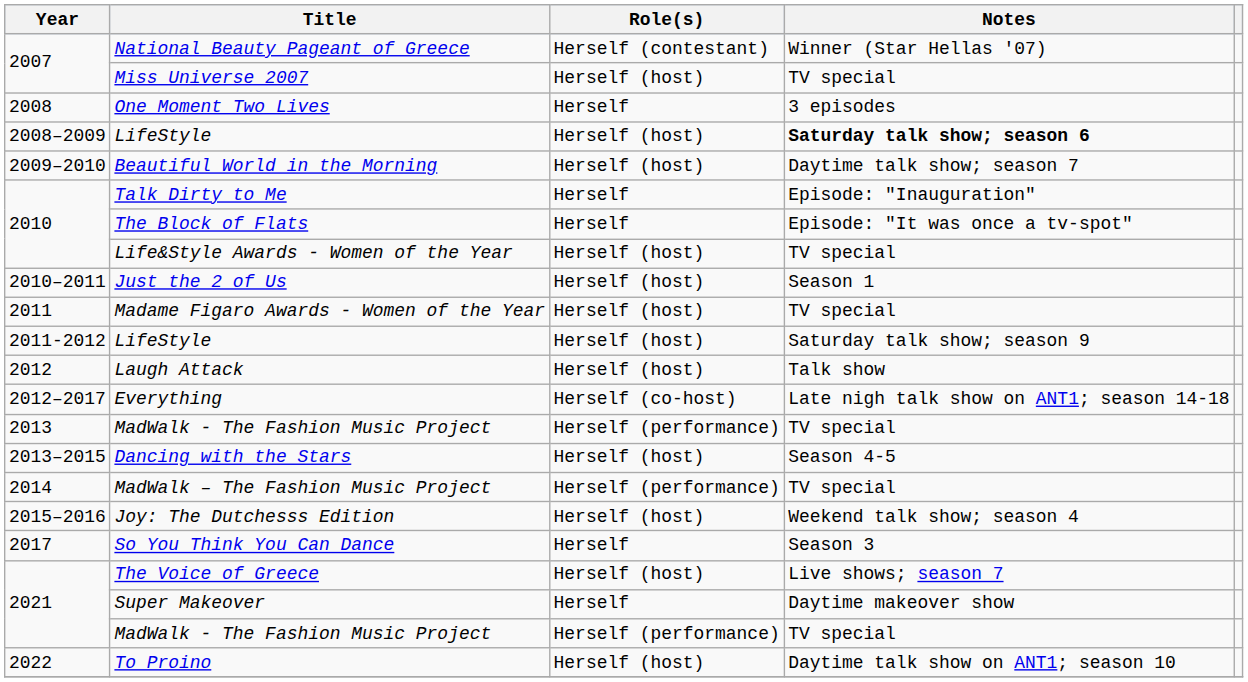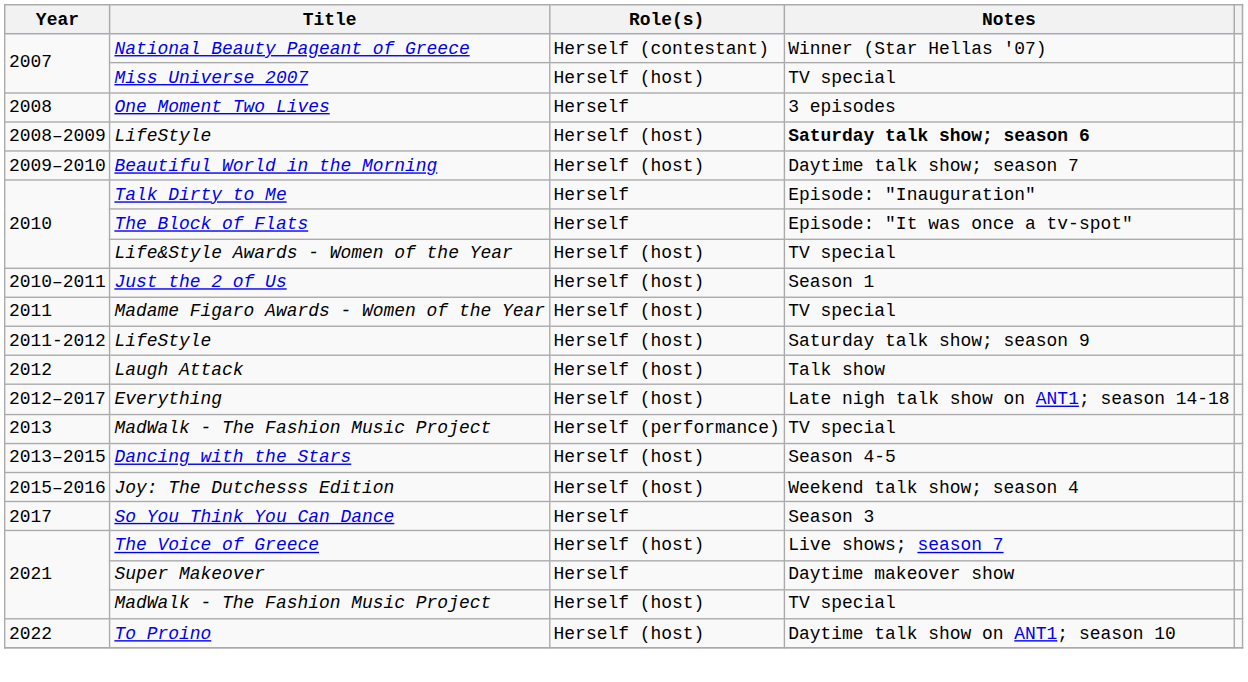(645, 399) Herself (co-host) -> (629, 399) Herself (host)
- row: (31, 487)
(667, 633) Herself (performance) -> (629, 604) Herself (host)
